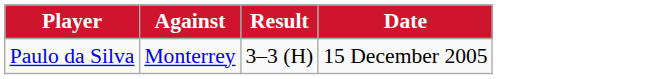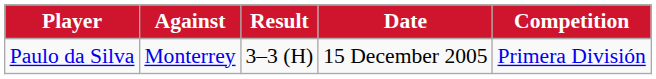+ column: (572, 21)
